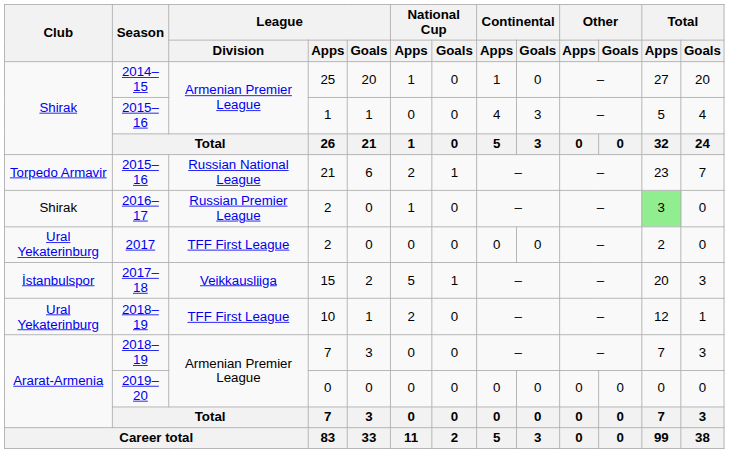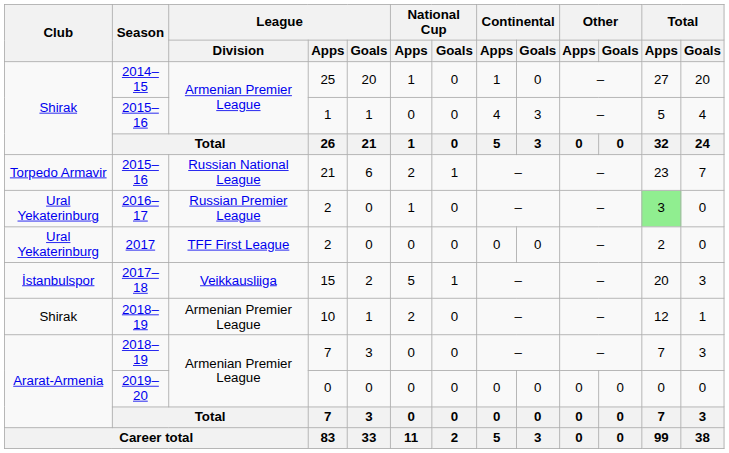(58, 208) Shirak -> (58, 208) Ural Yekaterinburg
(58, 316) Ural Yekaterinburg -> (58, 316) Shirak
(238, 316) TFF First League -> (238, 316) Armenian Premier League
